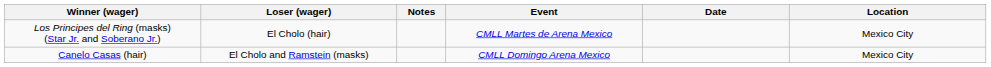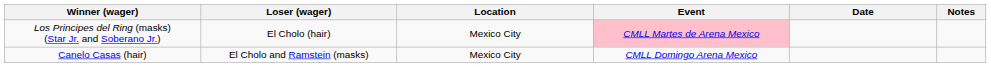columns swapped: (888, 12) <-> (421, 12)
(544, 33) no background -> (691, 33) pink background
